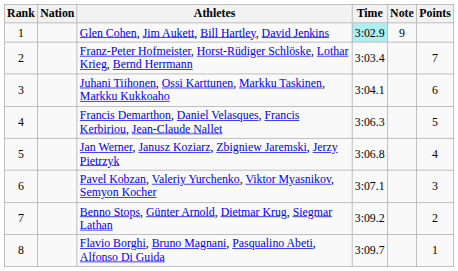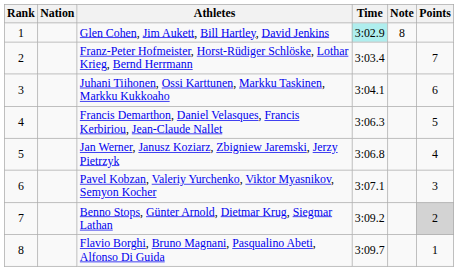(402, 32) 9 -> (402, 32) 8
(435, 218) no background -> (435, 218) lightgrey background
